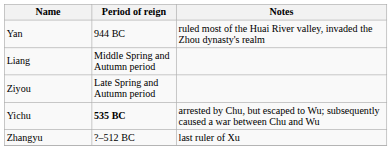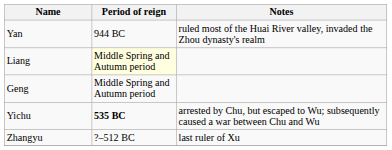(132, 61) no background -> (132, 61) lightyellow background
+ row: (18, 88)
- row: (19, 88)
